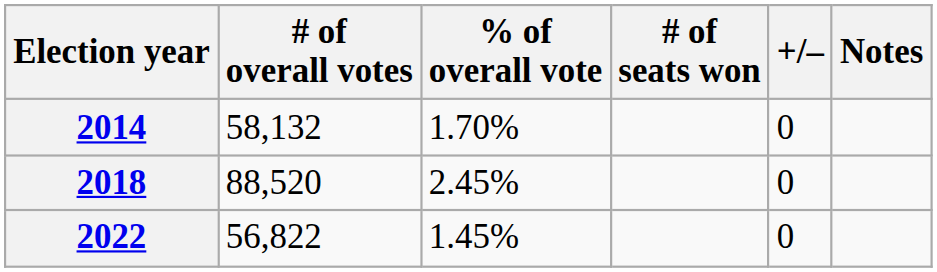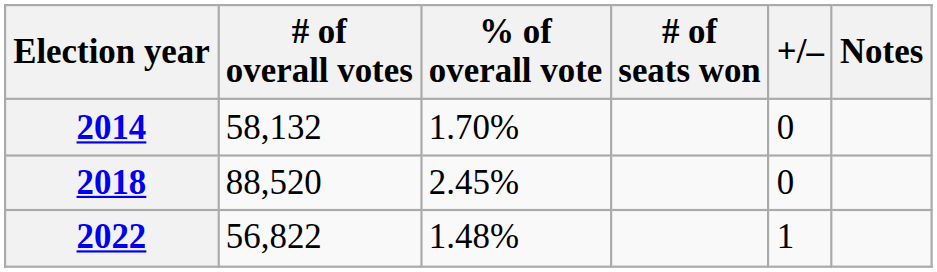(474, 237) 1.45% -> (474, 237) 1.48%
(786, 237) 0 -> (786, 237) 1
